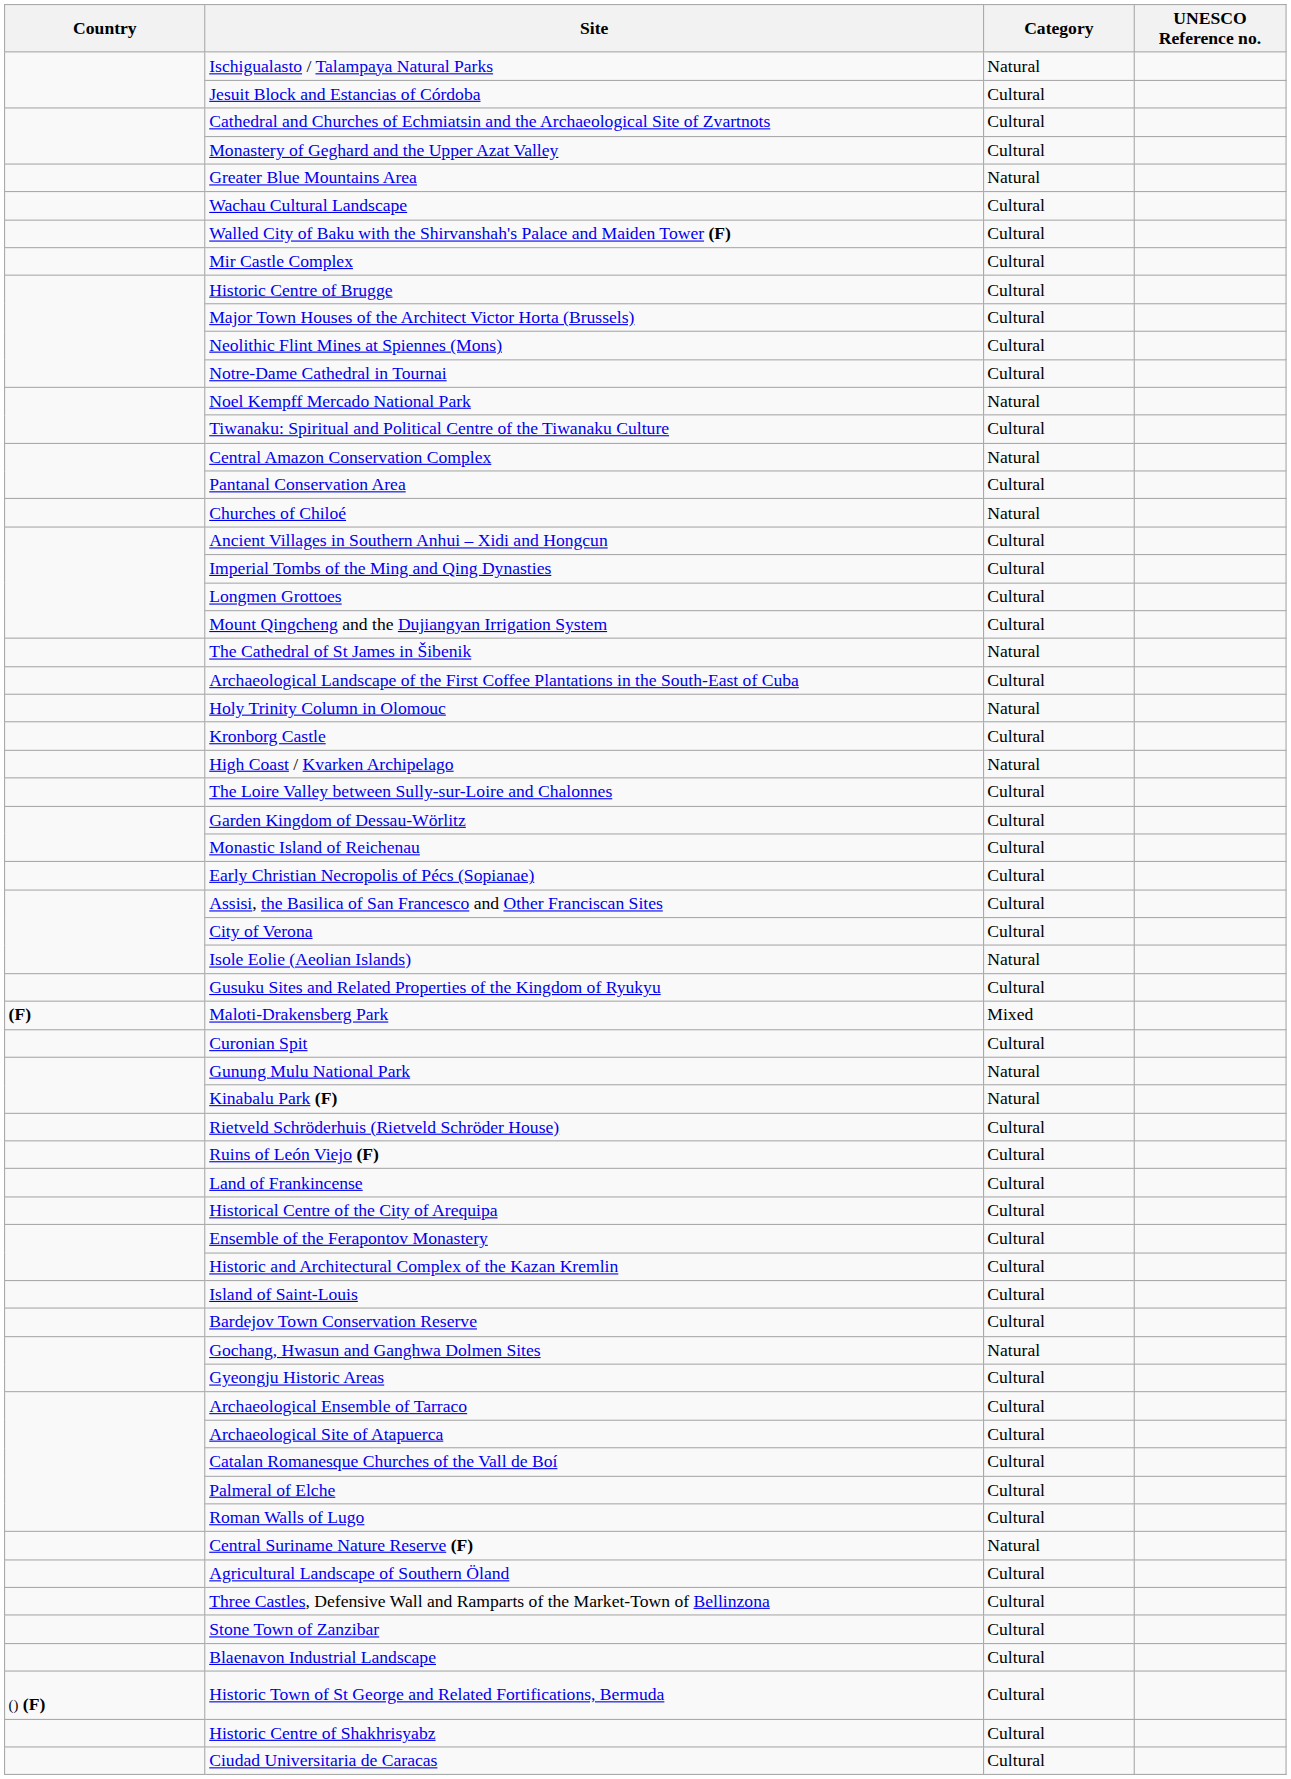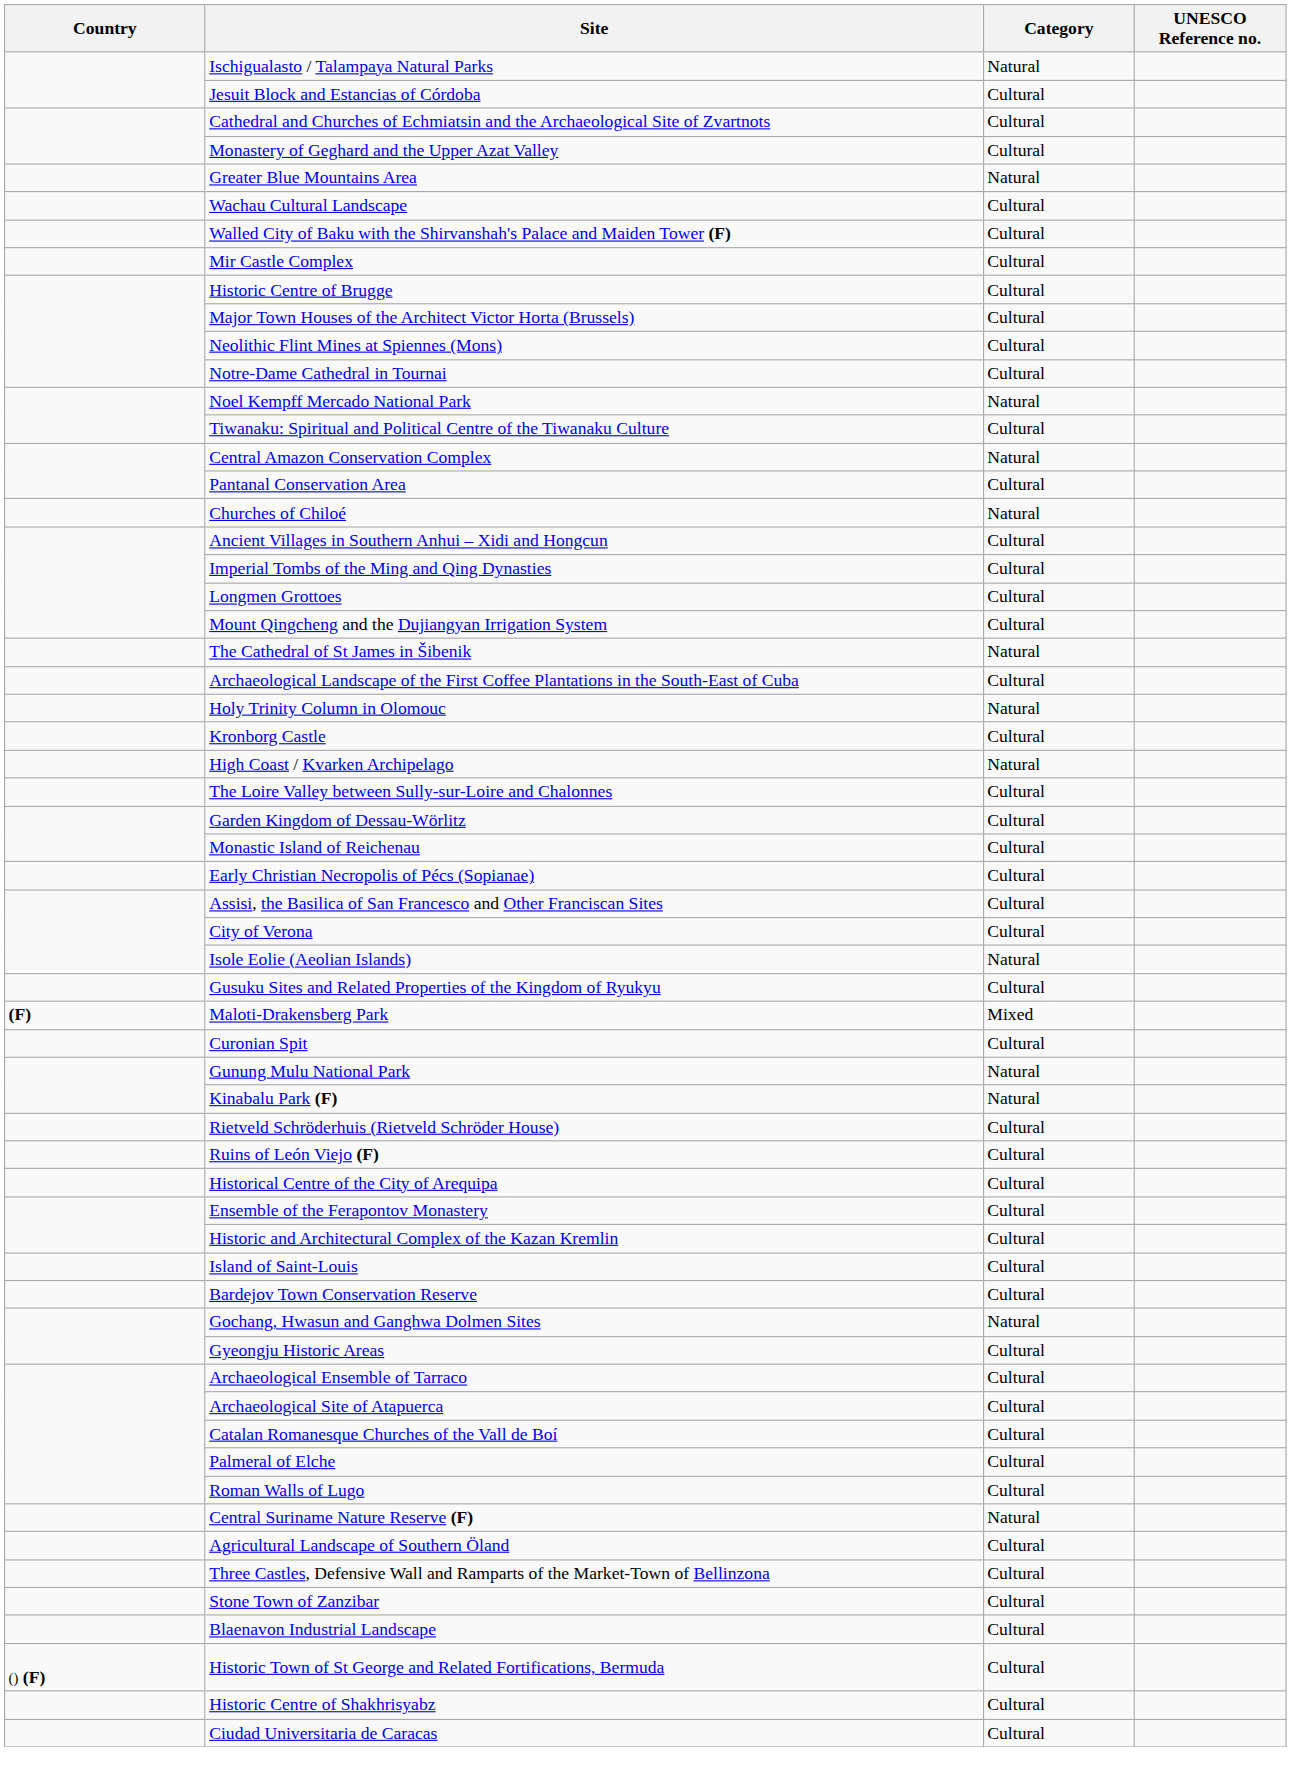- row: (286, 1182)
